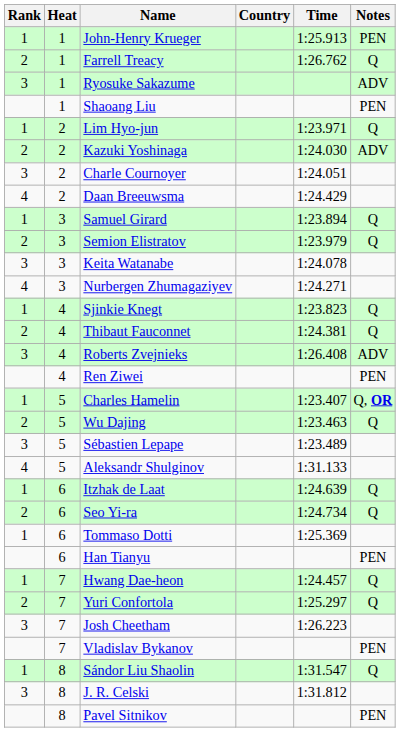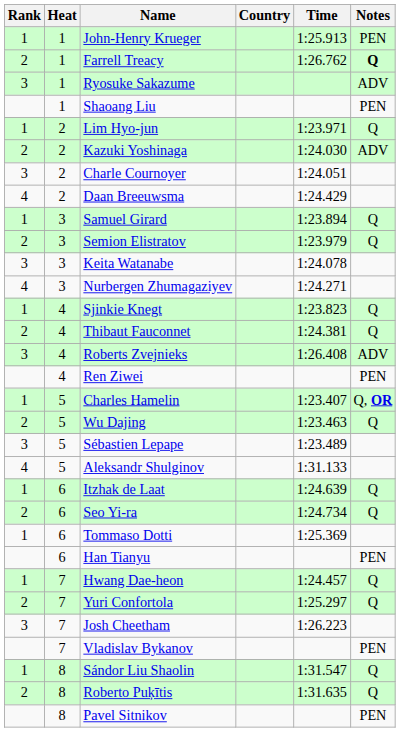(373, 60) normal -> (373, 60) bold
+ row: (128, 693)
- row: (116, 693)
